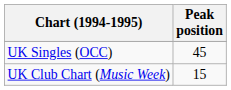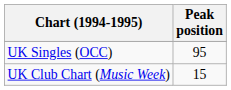(200, 52) 45 -> (200, 52) 95
